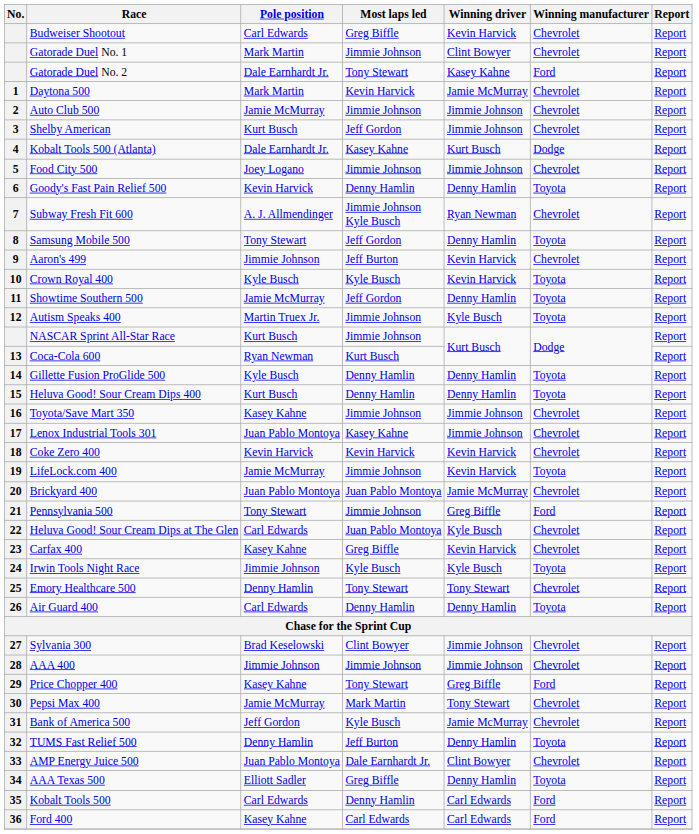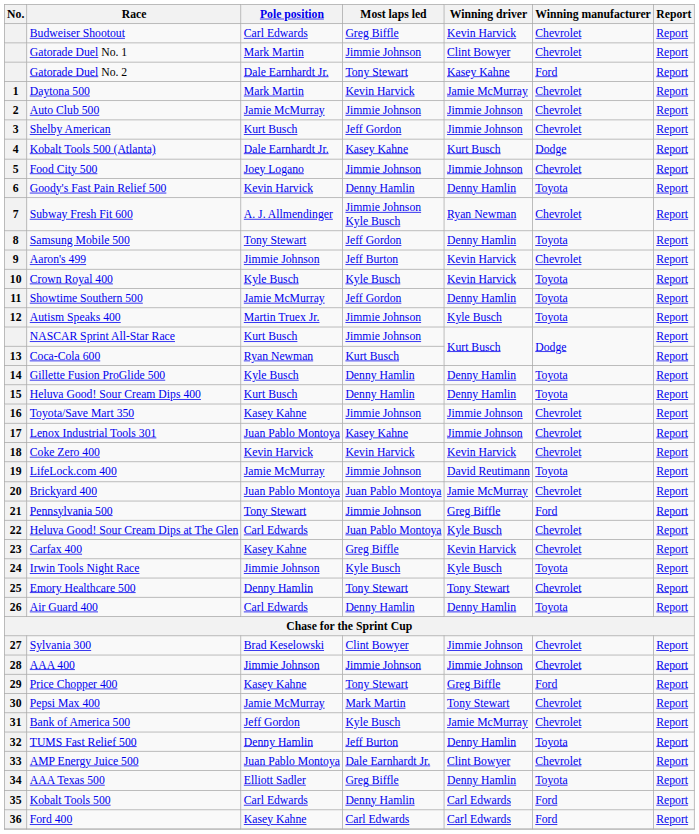(482, 472) Kevin Harvick -> (488, 472) David Reutimann
